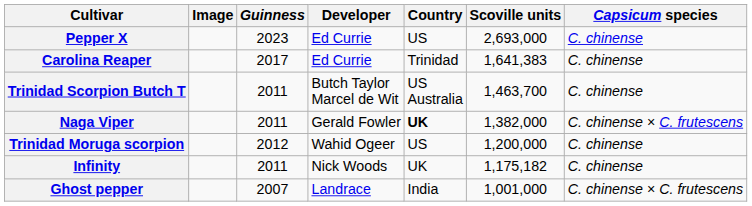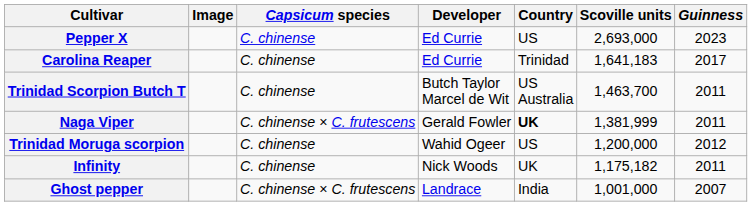columns swapped: (655, 15) <-> (272, 15)
(515, 60) 1,641,383 -> (626, 60) 1,641,183
(515, 122) 1,382,000 -> (626, 122) 1,381,999
